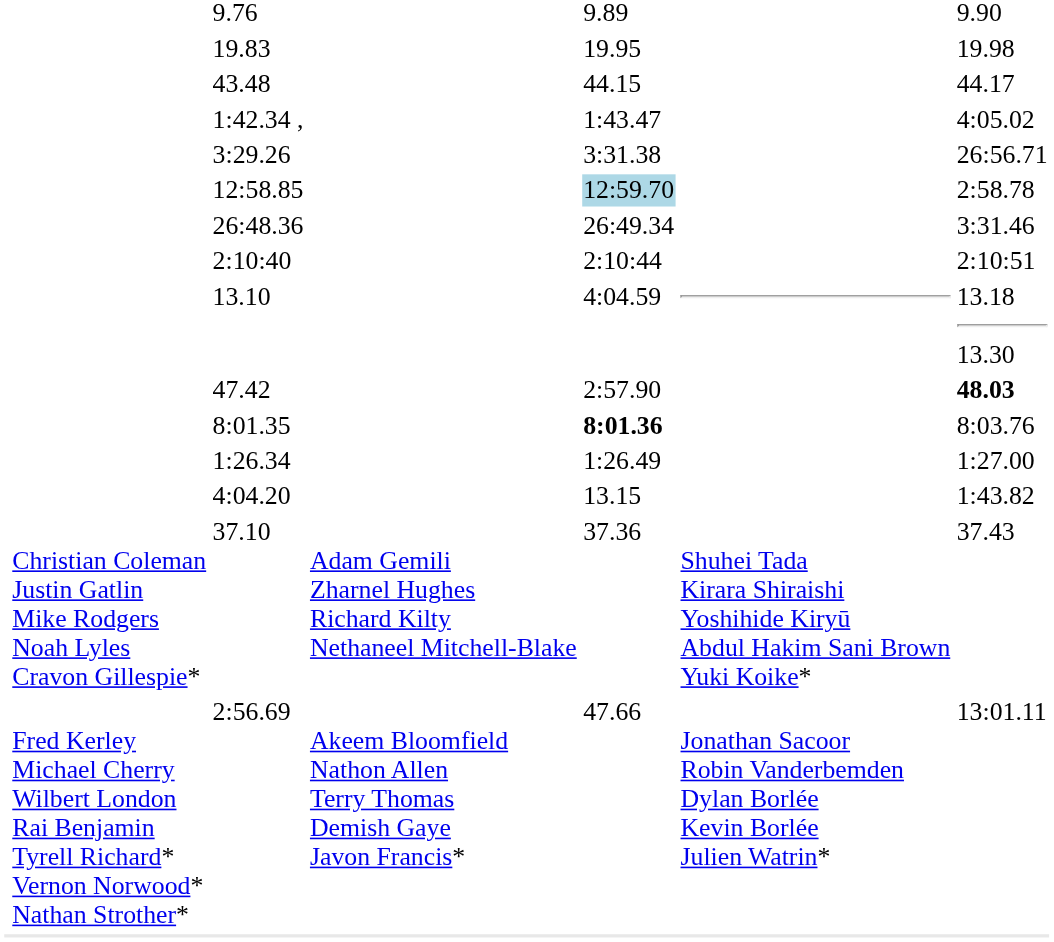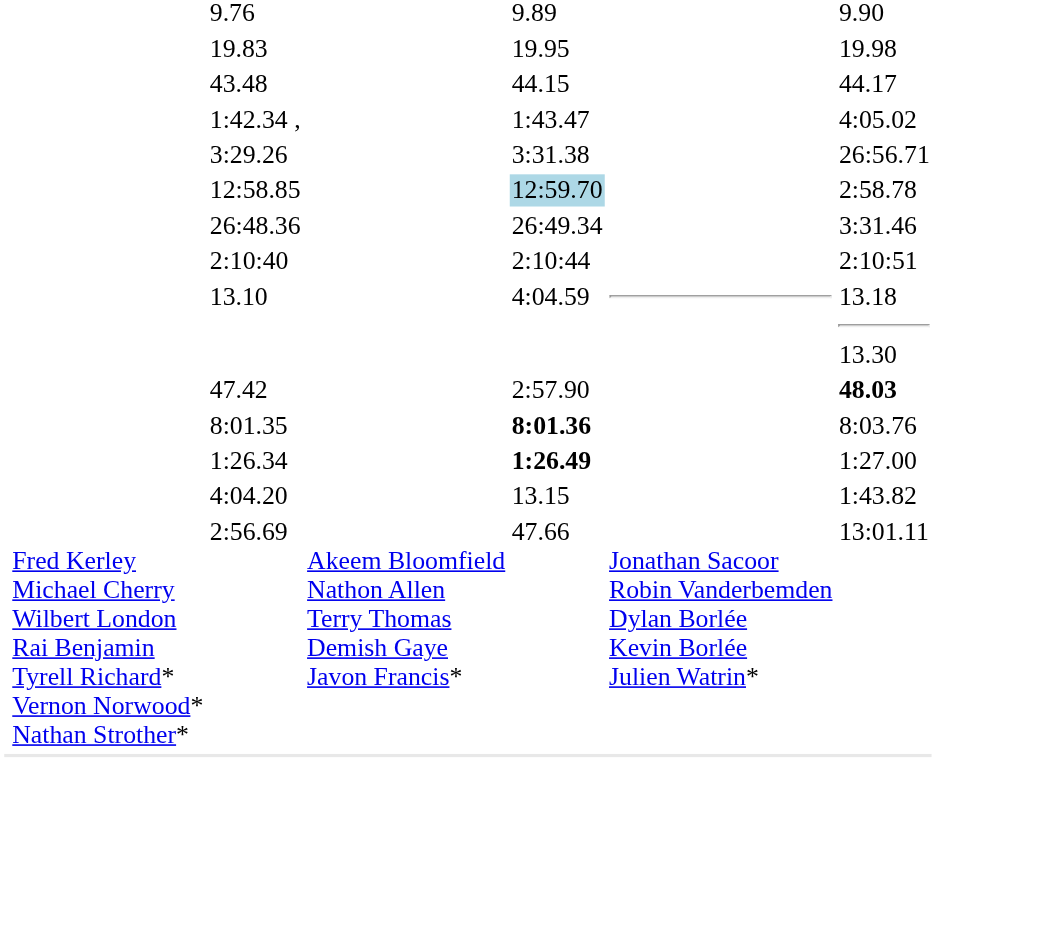(622, 460) normal -> (551, 460) bold
- row: (242, 531)
